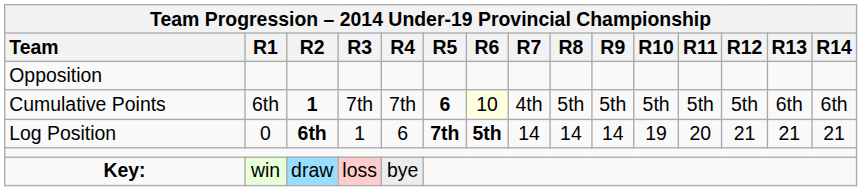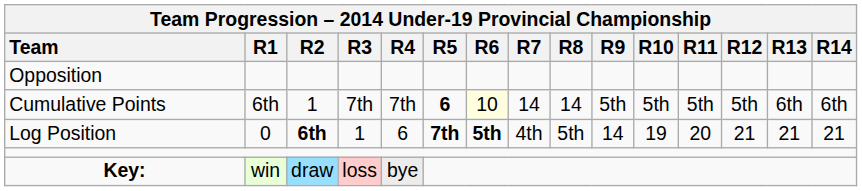(312, 105) bold -> (312, 105) normal
(529, 105) 4th -> (529, 105) 14
(571, 105) 5th -> (571, 105) 14
(529, 133) 14 -> (529, 133) 4th
(571, 133) 14 -> (571, 133) 5th
